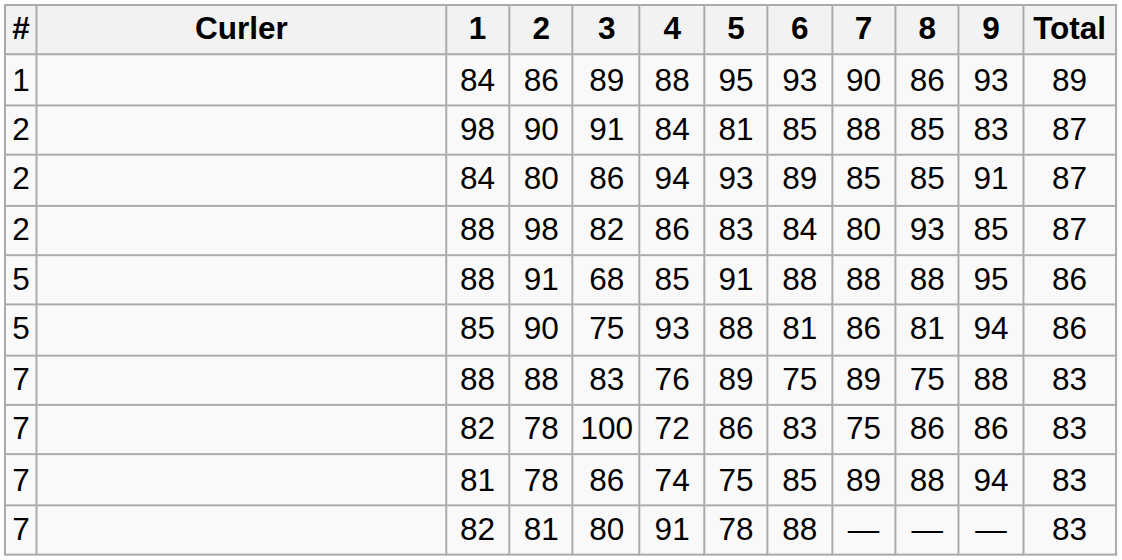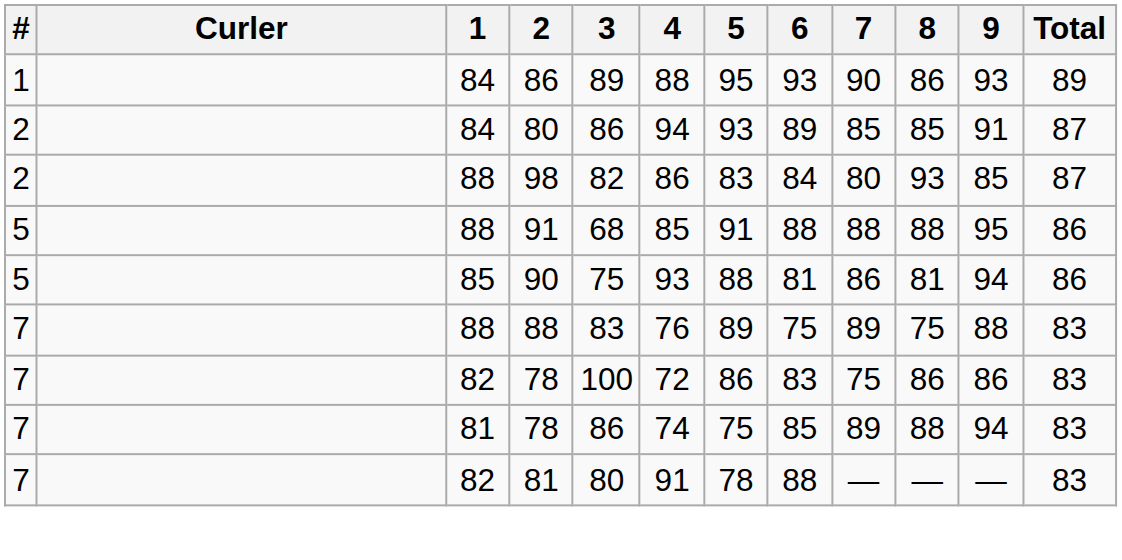- row: (477, 129)
